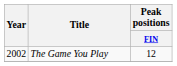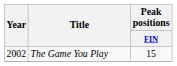(151, 54) 12 -> (151, 54) 15
